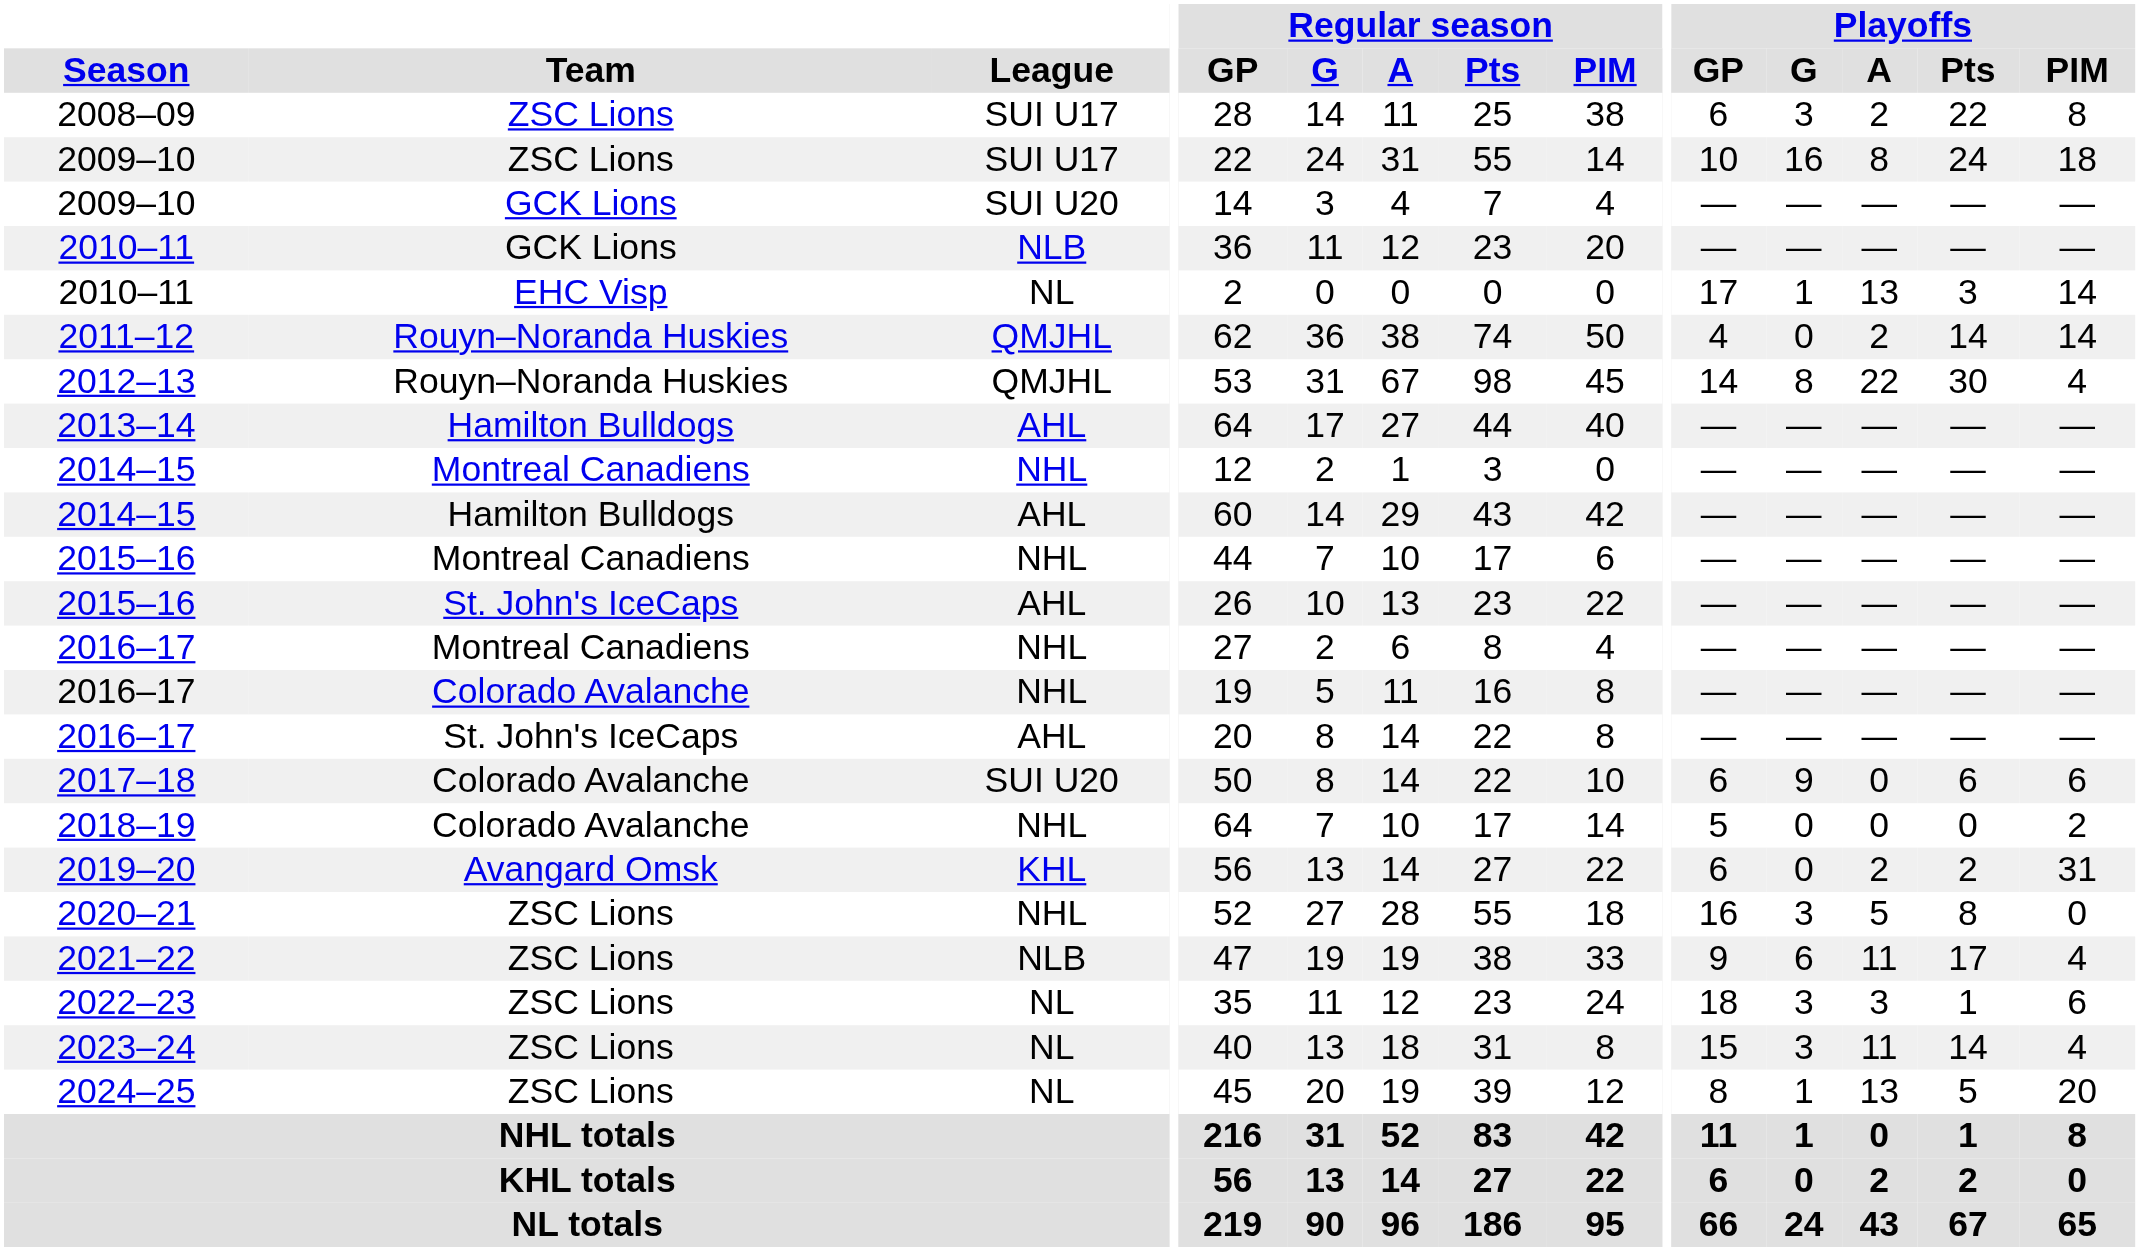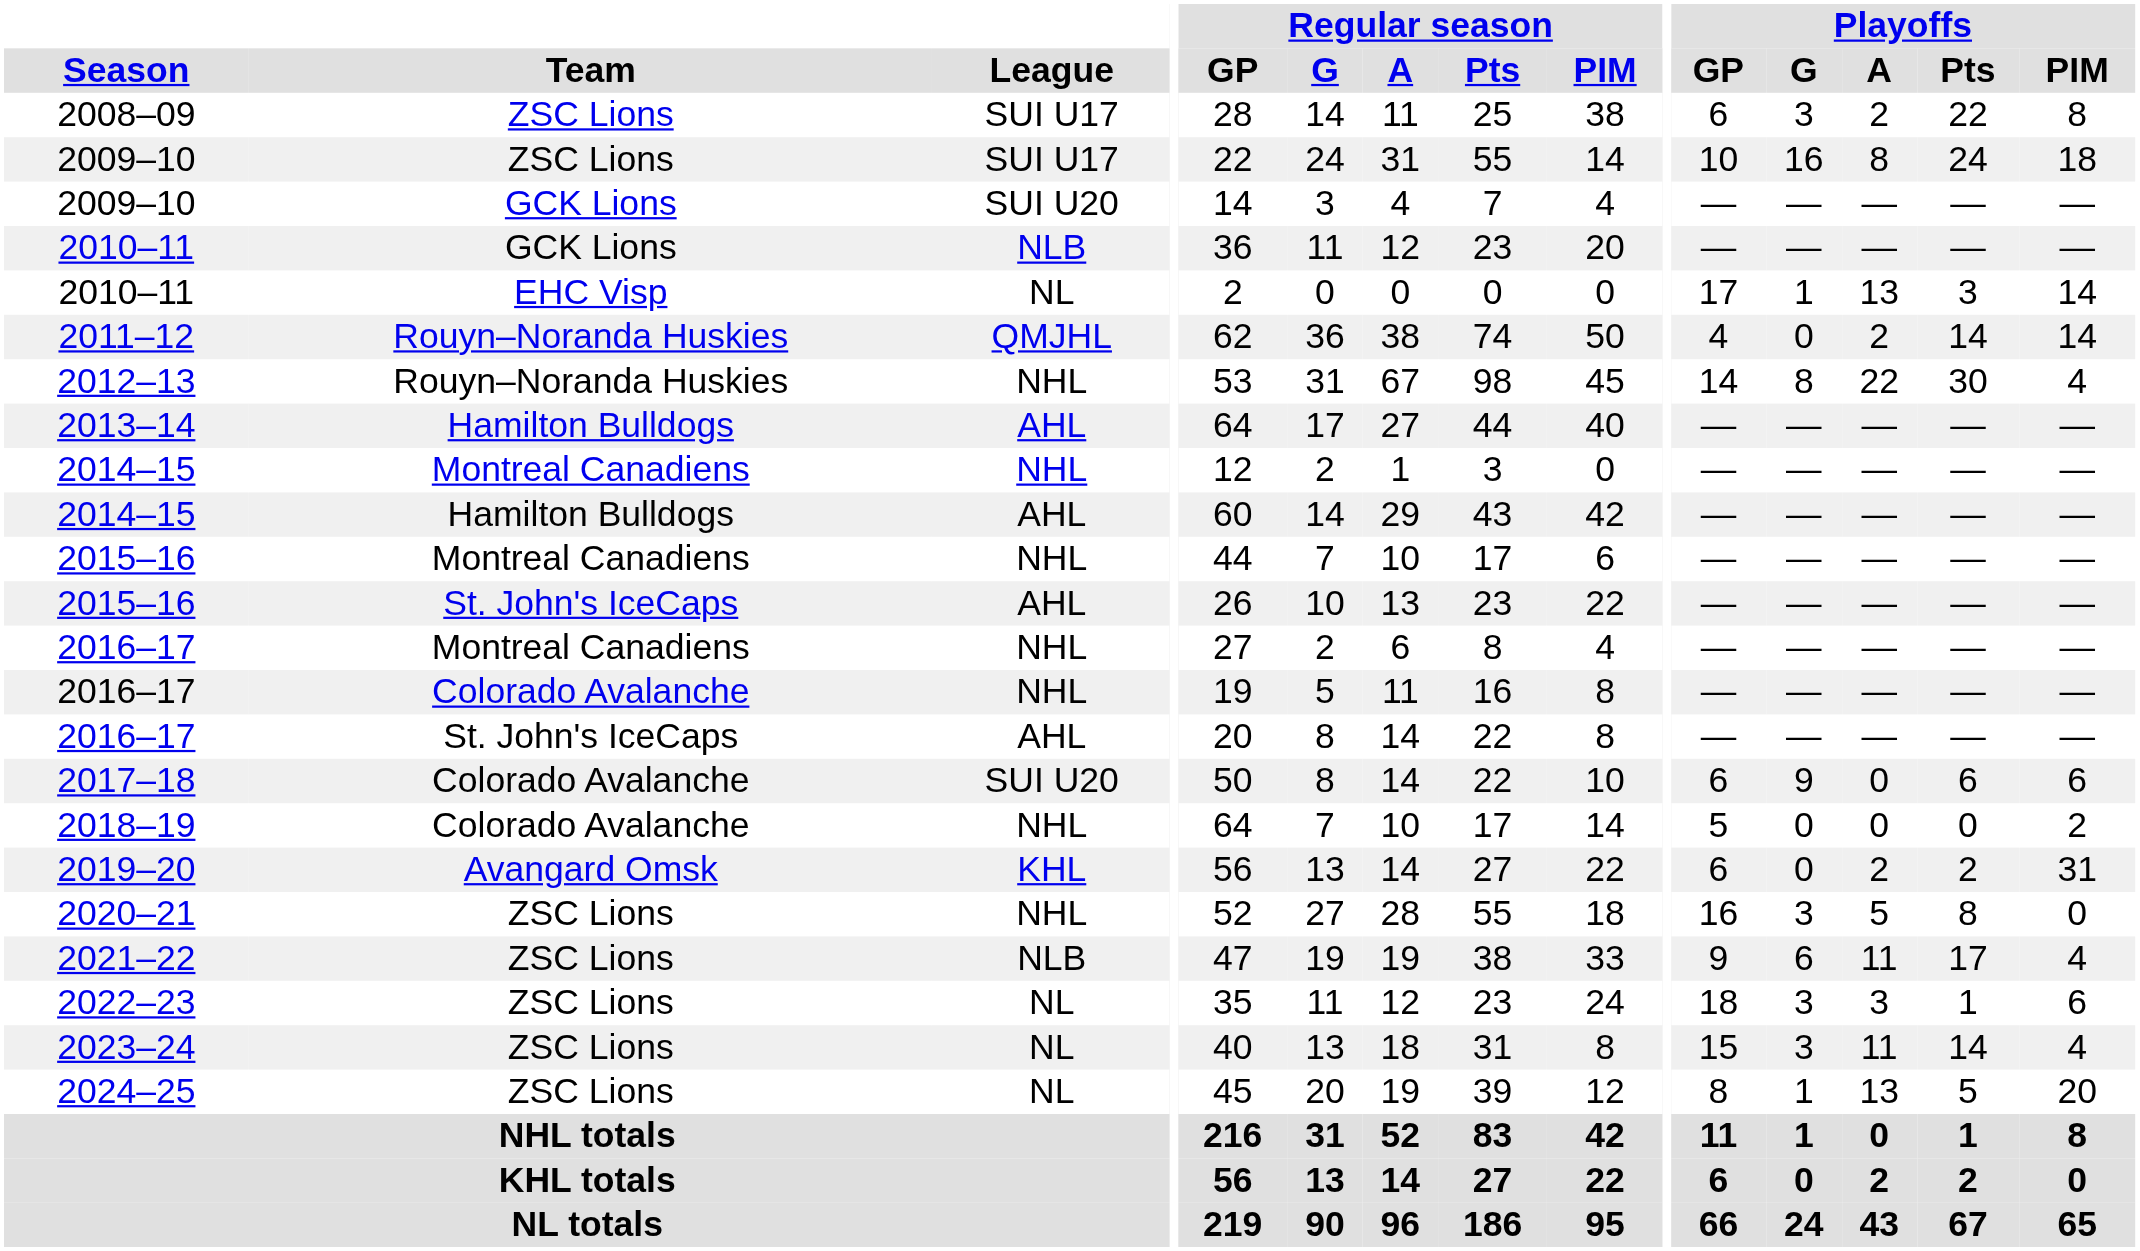(1052, 380) QMJHL -> (1052, 380) NHL
